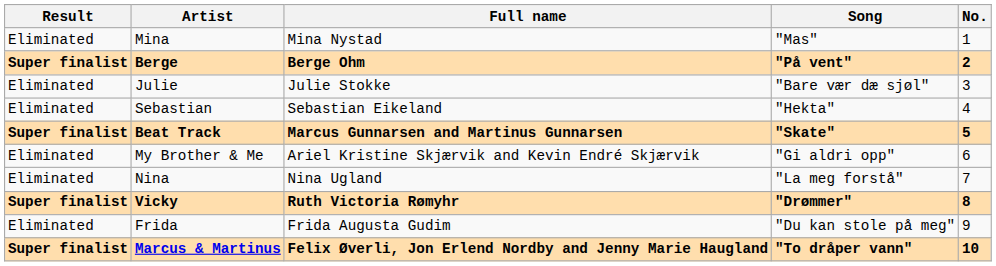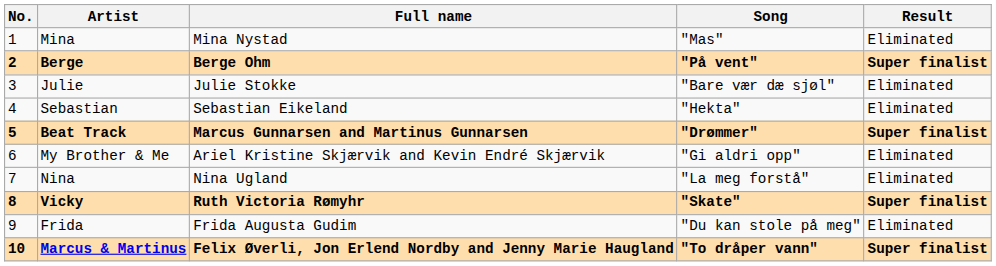columns swapped: (975, 16) <-> (68, 16)
(805, 133) "Skate" -> (719, 133) "Drømmer"
(814, 203) "Drømmer" -> (711, 203) "Skate"
